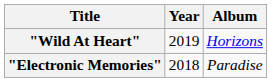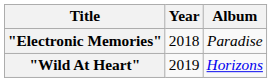rows swapped: (85, 65) <-> (85, 41)
